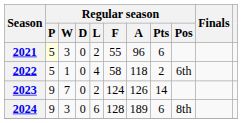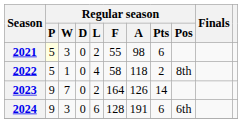(139, 52) 96 -> (139, 52) 98
(184, 71) 6th -> (184, 71) 8th
(115, 90) 124 -> (115, 90) 164
(139, 109) 189 -> (139, 109) 191
(184, 109) 8th -> (184, 109) 6th
